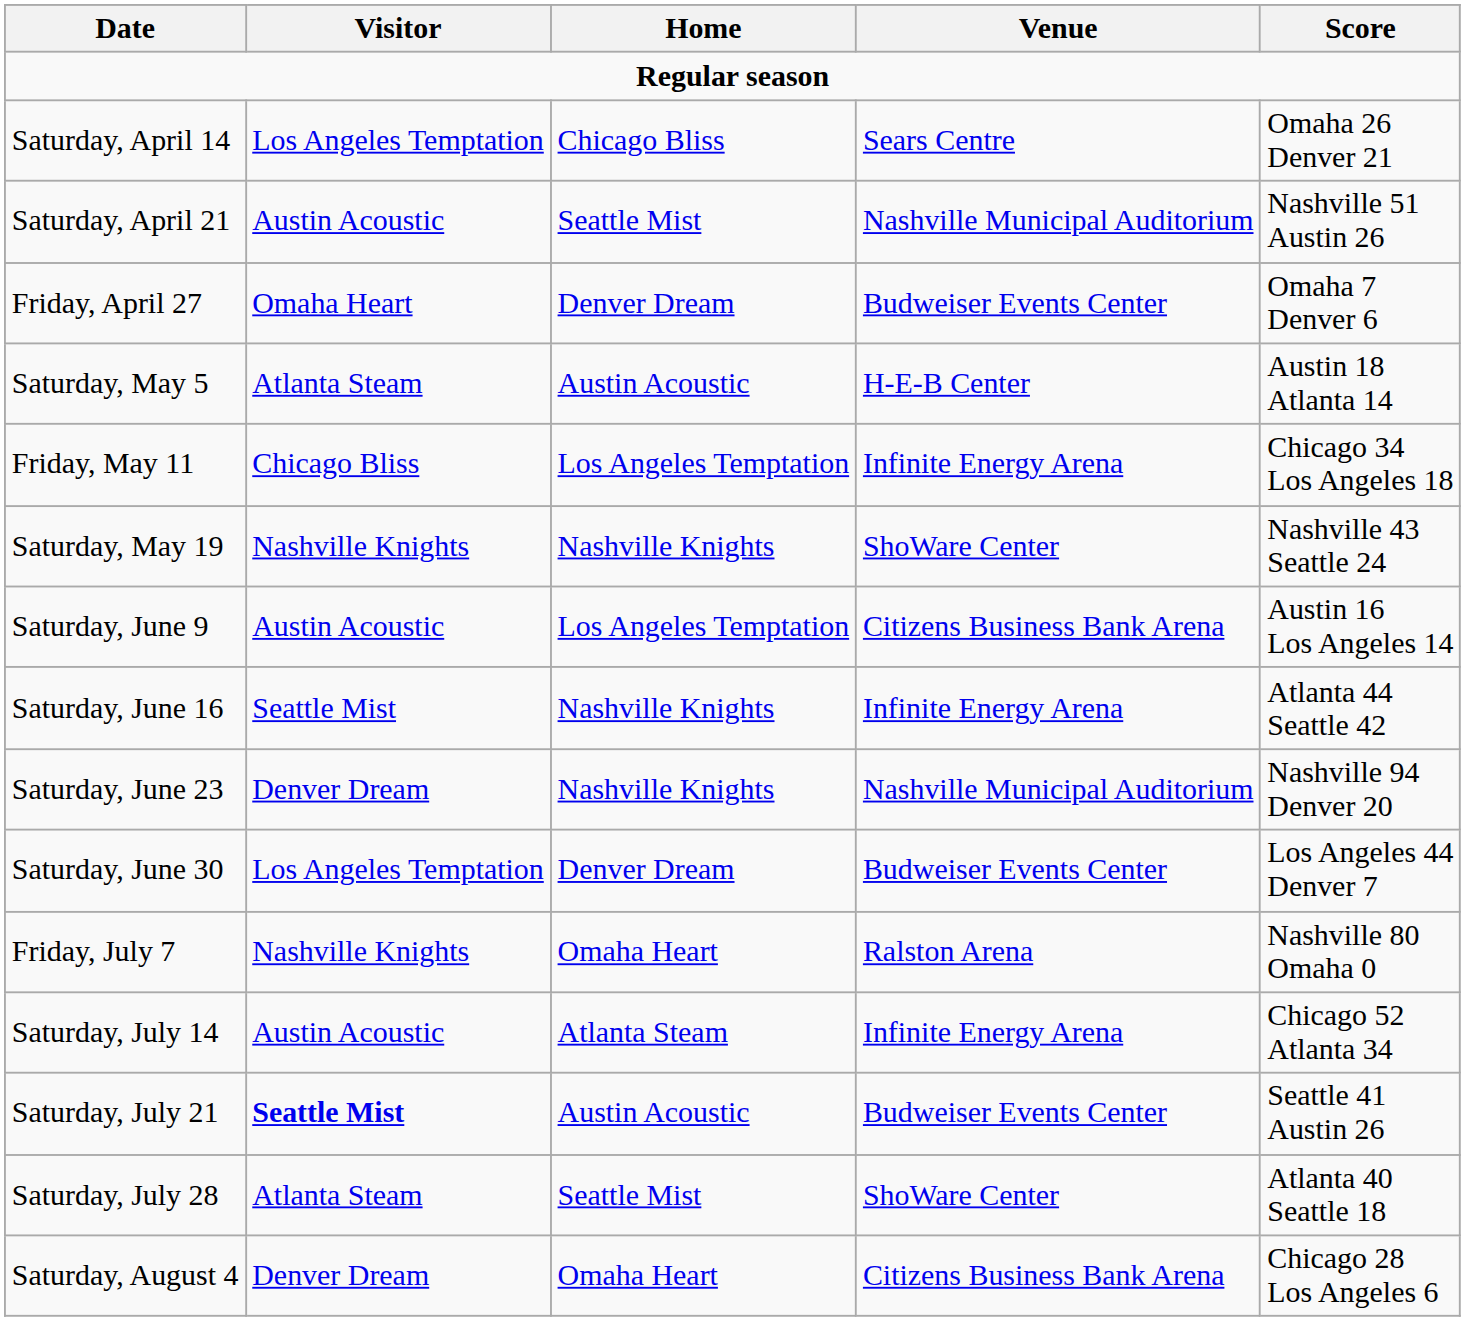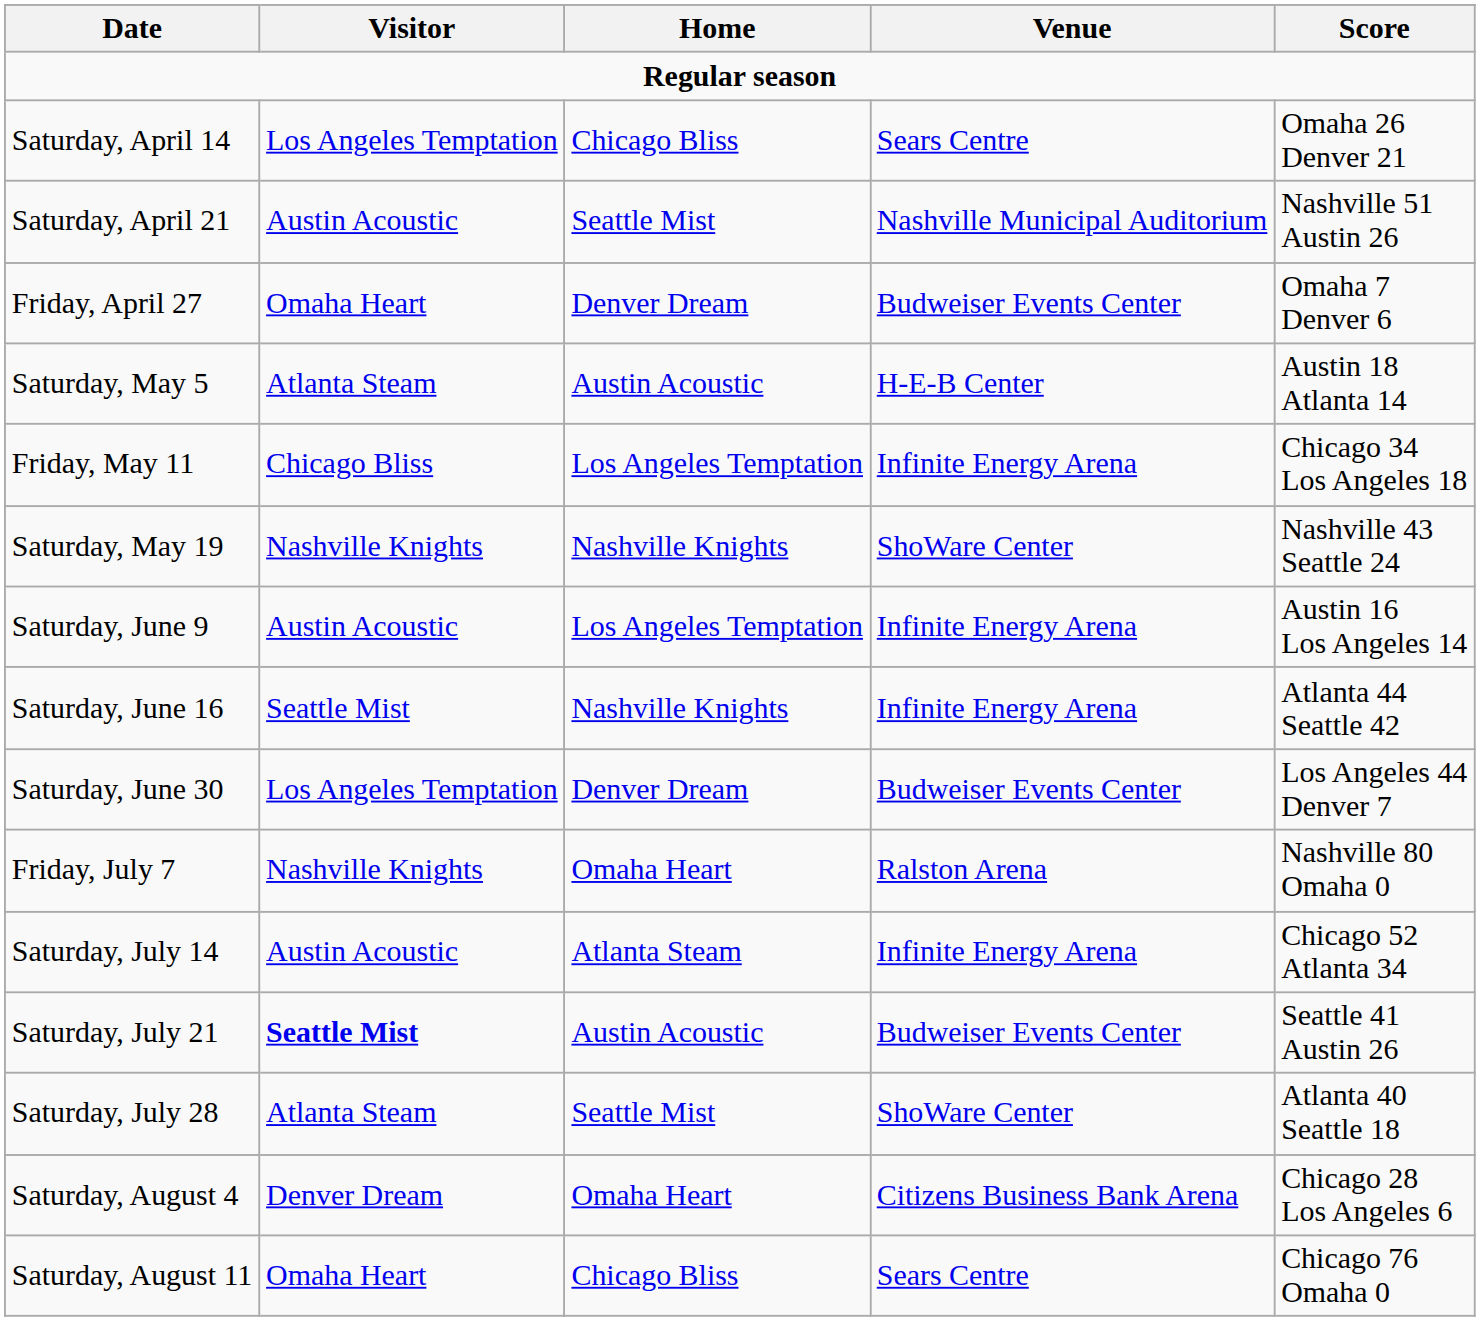(1044, 626) Citizens Business Bank Arena -> (1007, 626) Infinite Energy Arena
- row: (118, 788)
+ row: (132, 1275)
